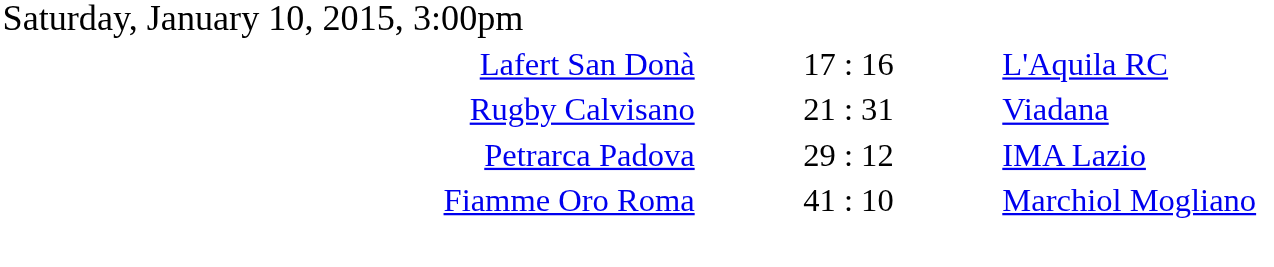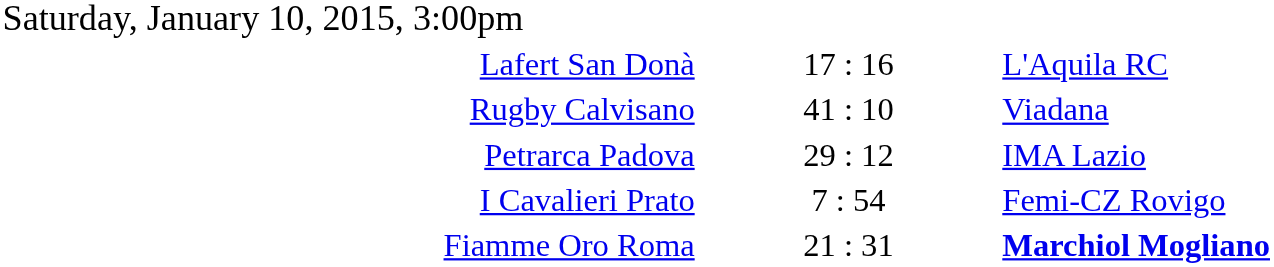(848, 109) 21 : 31 -> (848, 109) 41 : 10
+ row: (587, 199)
(848, 199) 41 : 10 -> (848, 245) 21 : 31
(1129, 199) normal -> (1136, 245) bold
